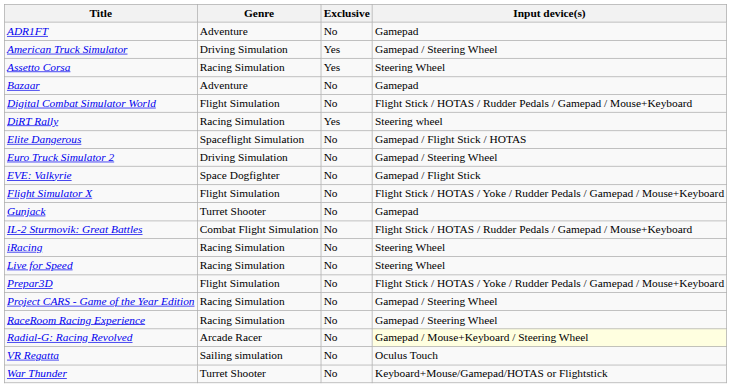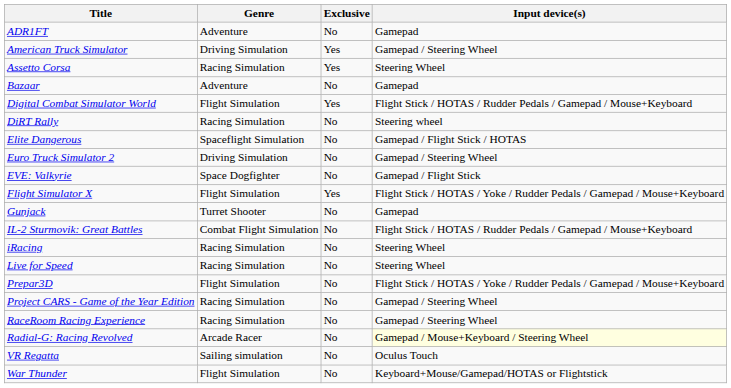(331, 103) No -> (332, 103) Yes
(332, 121) Yes -> (331, 121) No
(331, 193) No -> (332, 193) Yes
(233, 373) Turret Shooter -> (240, 373) Flight Simulation
